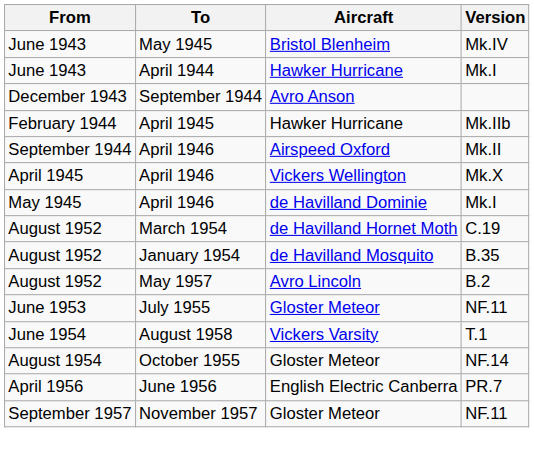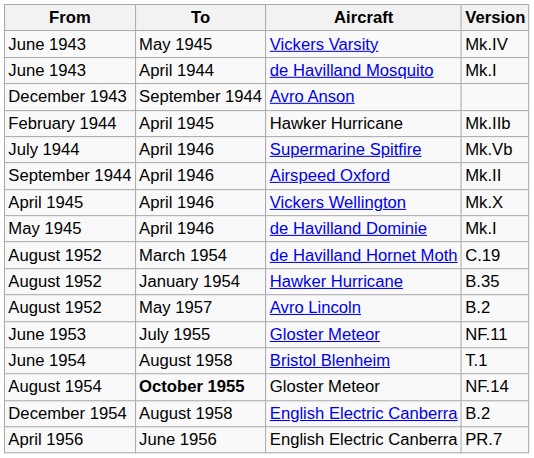(330, 44) Bristol Blenheim -> (324, 44) Vickers Varsity
(336, 70) Hawker Hurricane -> (352, 70) de Havilland Mosquito
+ row: (44, 149)
(352, 255) de Havilland Mosquito -> (336, 281) Hawker Hurricane
(324, 334) Vickers Varsity -> (330, 360) Bristol Blenheim
(189, 360) normal -> (192, 387) bold
+ row: (68, 413)
- row: (70, 413)
